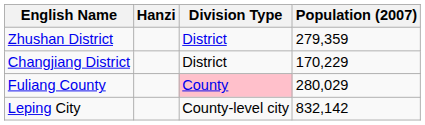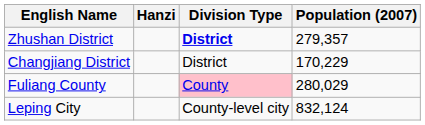(205, 39) normal -> (207, 39) bold
(322, 39) 279,359 -> (322, 39) 279,357
(322, 108) 832,142 -> (322, 108) 832,124
